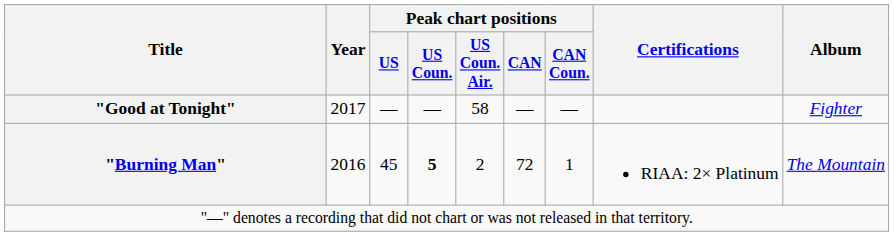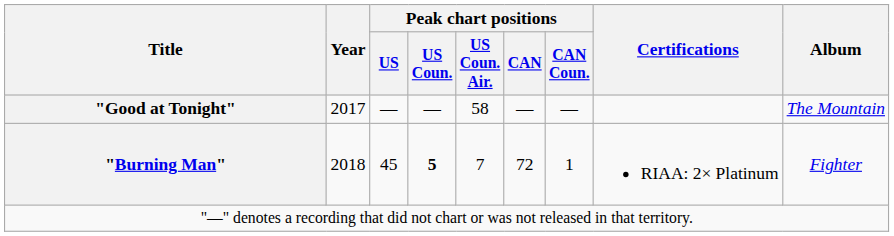(836, 108) Fighter -> (836, 108) The Mountain
(348, 163) 2016 -> (348, 163) 2018
(480, 163) 2 -> (480, 163) 7
(836, 163) The Mountain -> (836, 163) Fighter
